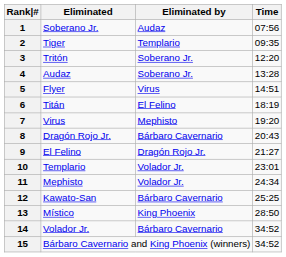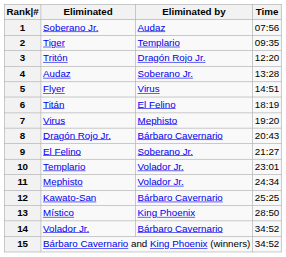(165, 58) Soberano Jr. -> (172, 58) Dragón Rojo Jr.
(172, 151) Dragón Rojo Jr. -> (165, 151) Soberano Jr.
